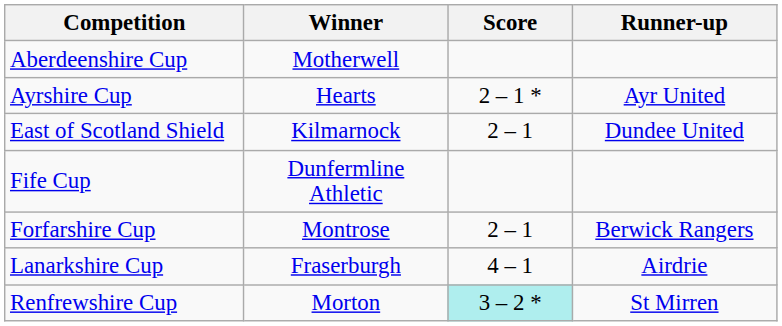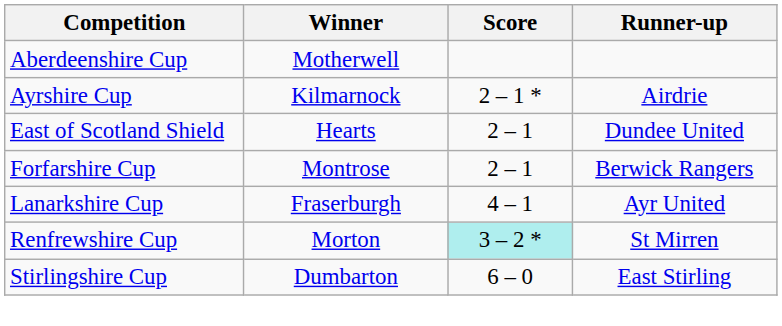(346, 95) Hearts -> (346, 95) Kilmarnock
(674, 95) Ayr United -> (674, 95) Airdrie
(346, 131) Kilmarnock -> (346, 131) Hearts
- row: (50, 180)
(674, 266) Airdrie -> (674, 204) Ayr United
+ row: (88, 276)
